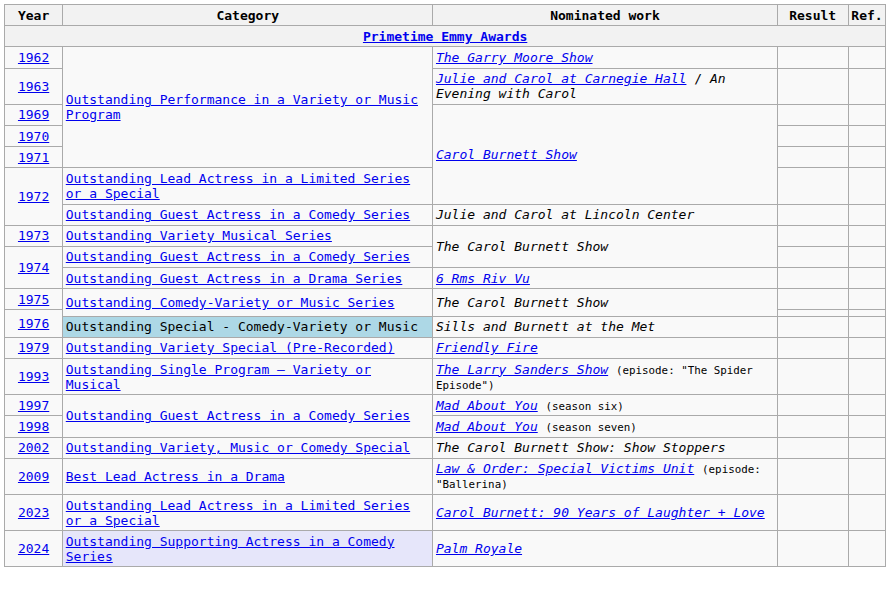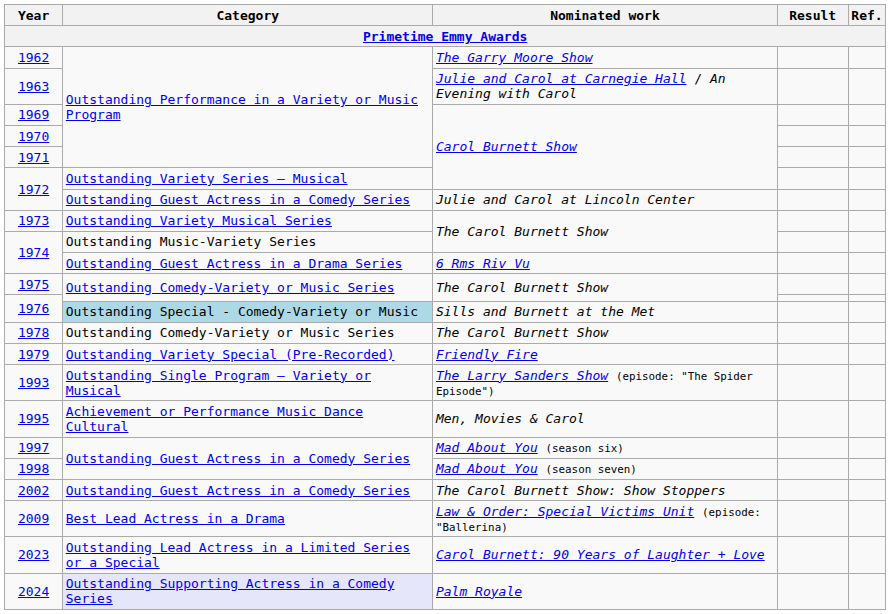(238, 186) Outstanding Lead Actress in a Limited Series or a Special -> (207, 178) Outstanding Variety Series – Musical
(238, 257) Outstanding Guest Actress in a Comedy Series -> (191, 242) Outstanding Music-Variety Series
+ row: (34, 333)
+ row: (34, 419)
(238, 448) Outstanding Variety, Music or Comedy Special -> (238, 490) Outstanding Guest Actress in a Comedy Series
